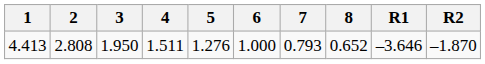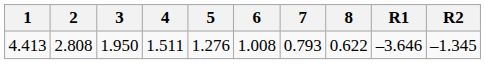(257, 44) 1.000 -> (257, 44) 1.008
(349, 44) 0.652 -> (349, 44) 0.622
(453, 44) –1.870 -> (453, 44) –1.345
